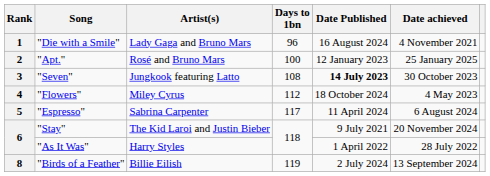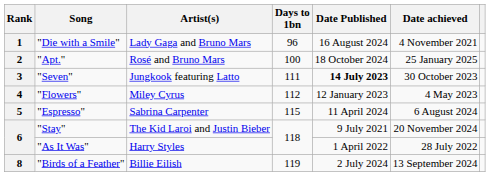(352, 59) 12 January 2023 -> (351, 59) 18 October 2024
(292, 77) 108 -> (292, 77) 111
(351, 94) 18 October 2024 -> (352, 94) 12 January 2023
(292, 111) 117 -> (292, 111) 115
